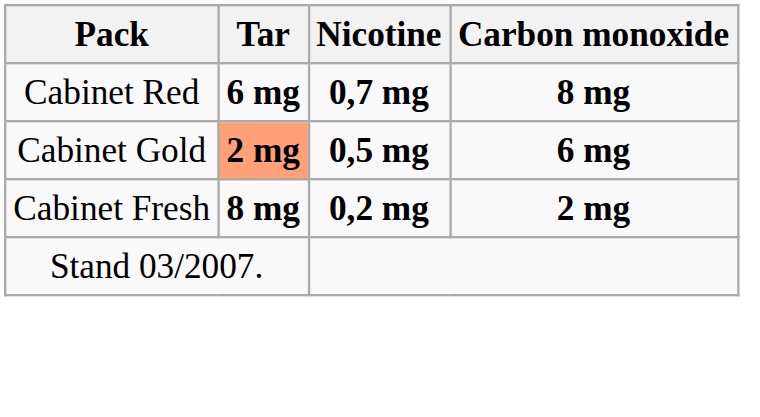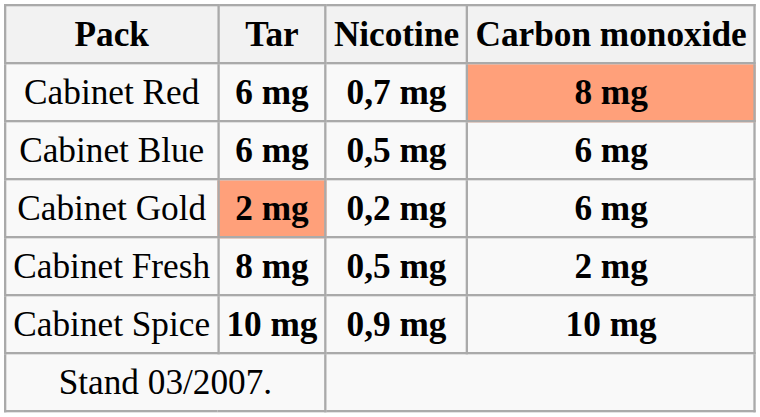(593, 91) no background -> (611, 91) lightsalmon background
+ row: (112, 150)
(379, 150) 0,5 mg -> (397, 208) 0,2 mg
(379, 208) 0,2 mg -> (397, 266) 0,5 mg
+ row: (112, 324)
